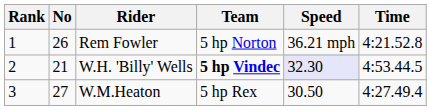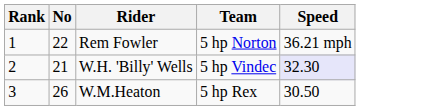- column: (392, 17)
(60, 42) 26 -> (60, 42) 22
(240, 67) bold -> (238, 67) normal
(60, 92) 27 -> (60, 92) 26
